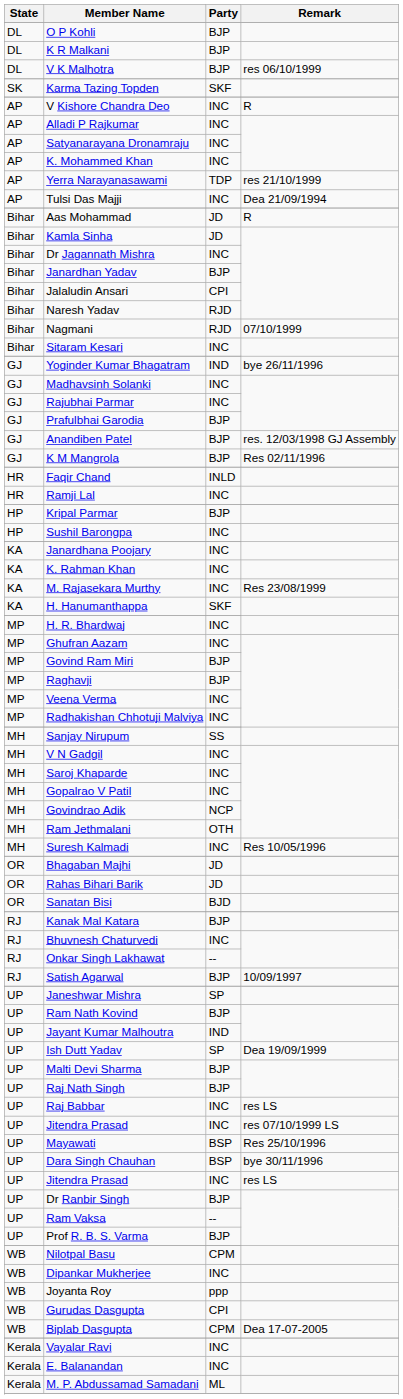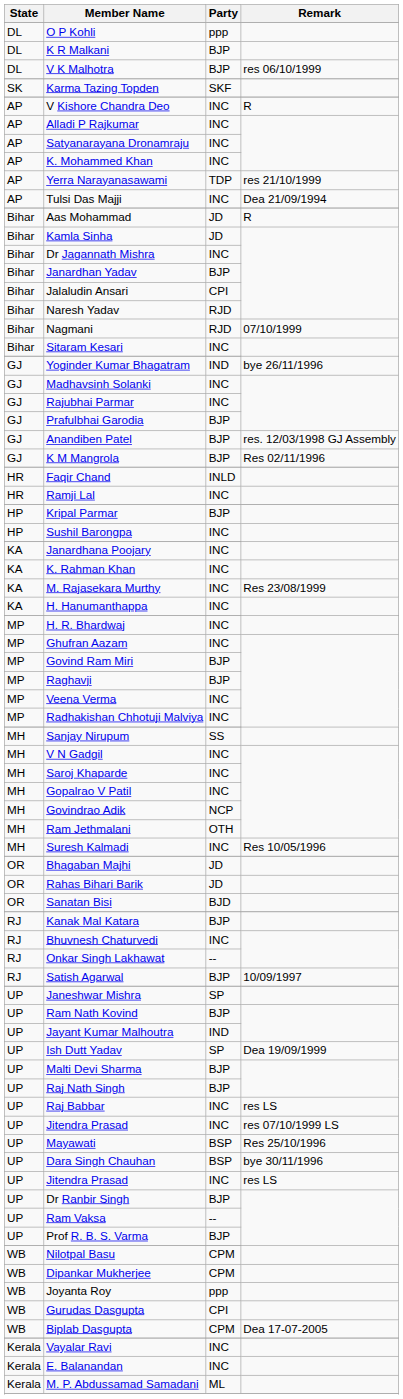(219, 32) BJP -> (218, 32) ppp
(220, 606) SKF -> (219, 606) INC
(219, 1273) INC -> (222, 1273) CPM
